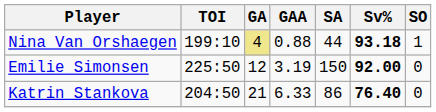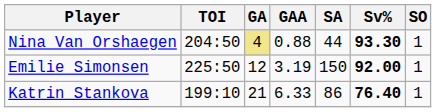(212, 43) 199:10 -> (212, 43) 204:50
(378, 43) 93.18 -> (378, 43) 93.30
(418, 68) 0 -> (418, 68) 1
(212, 94) 204:50 -> (212, 94) 199:10
(418, 94) 0 -> (418, 94) 1
